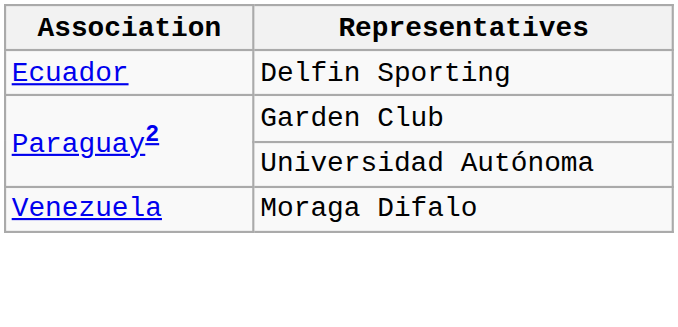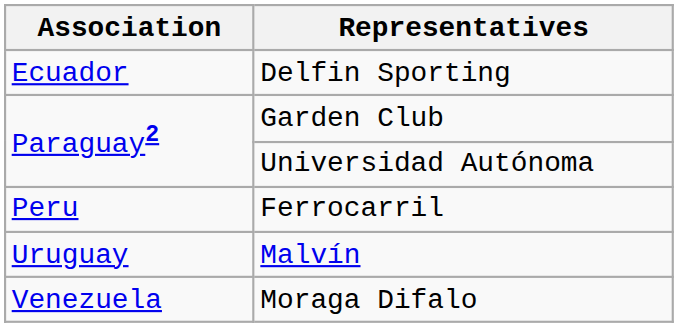+ row: (352, 209)
+ row: (310, 254)
